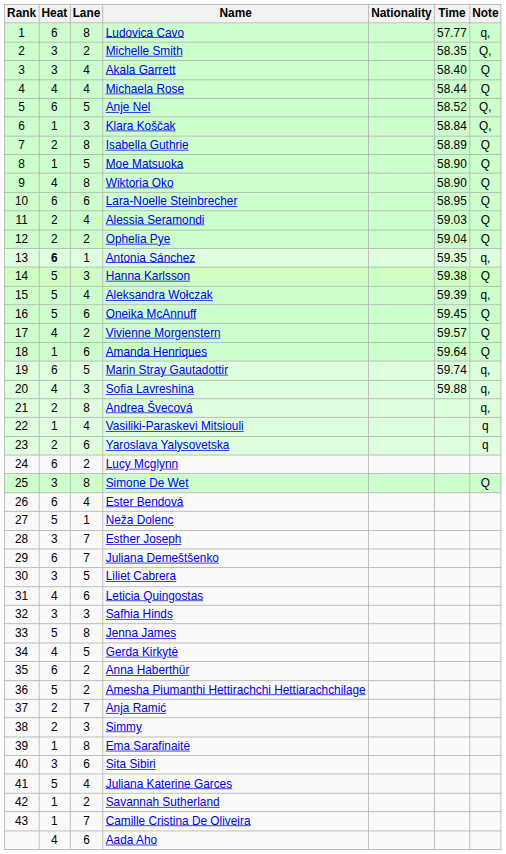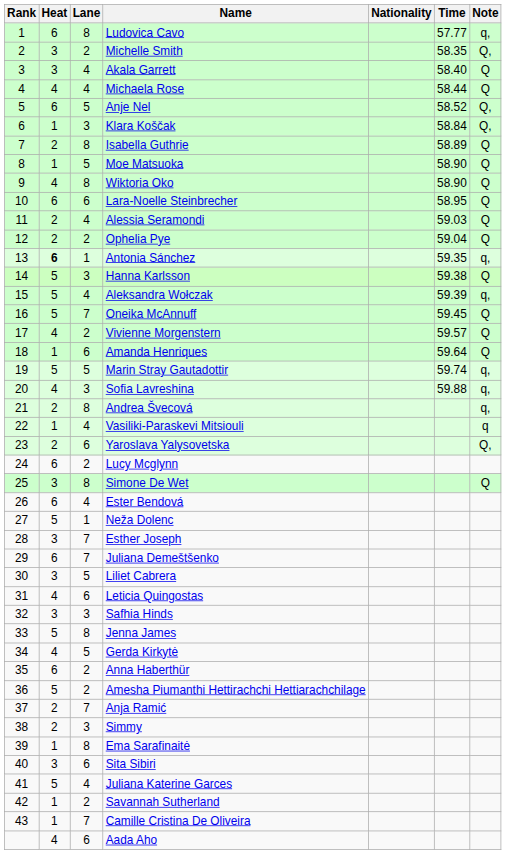(86, 314) 6 -> (86, 314) 7
(54, 370) 6 -> (54, 370) 5
(485, 445) q -> (485, 445) Q,
